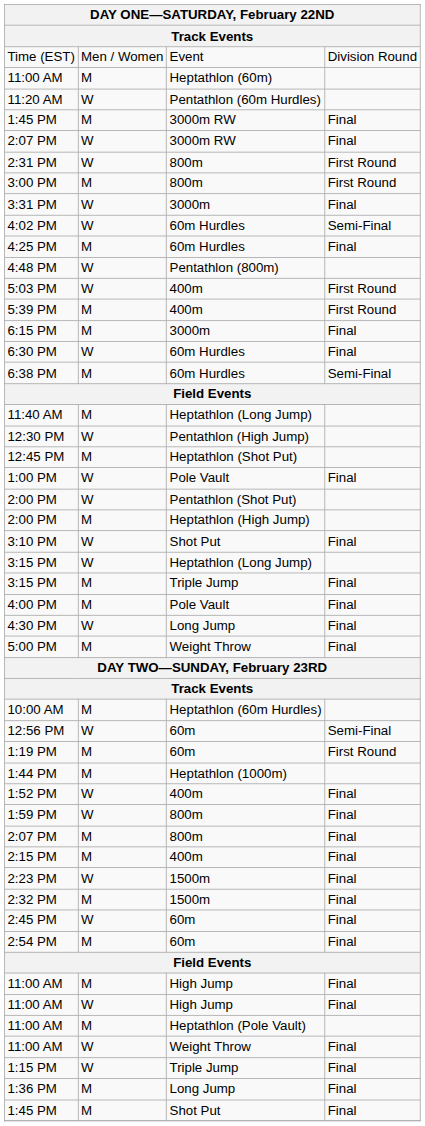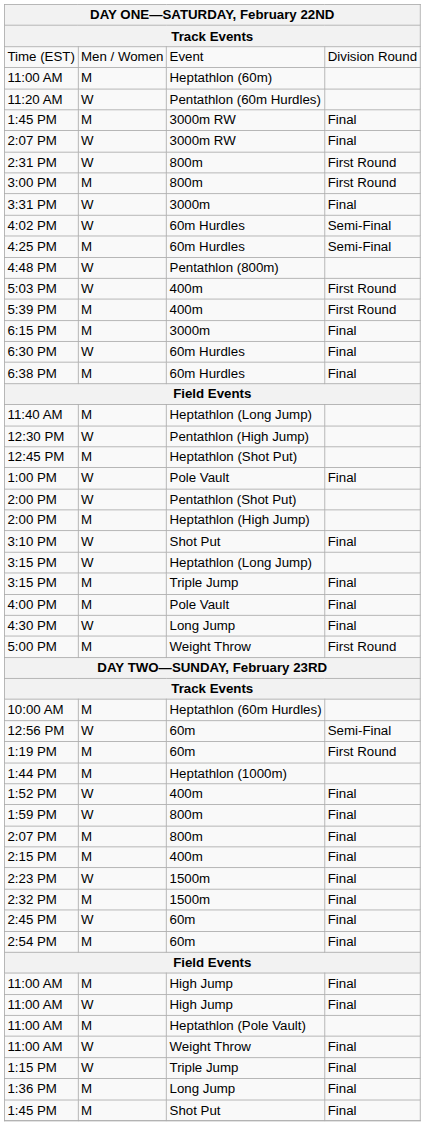(342, 246) Final -> (359, 246) Semi-Final
(359, 373) Semi-Final -> (342, 373) Final
(342, 646) Final -> (362, 646) First Round
